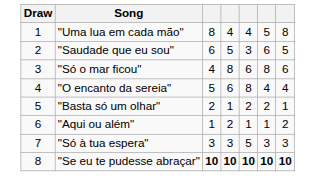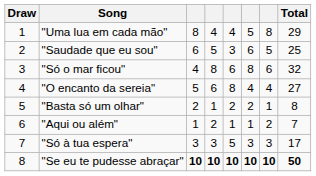+ column: (294, 13)
